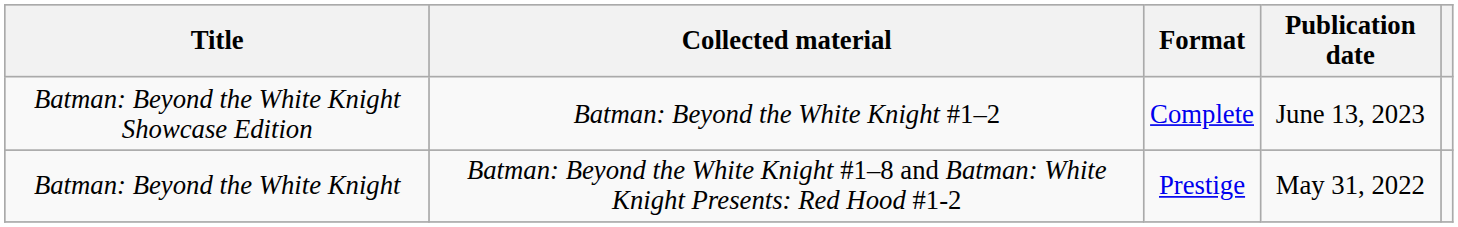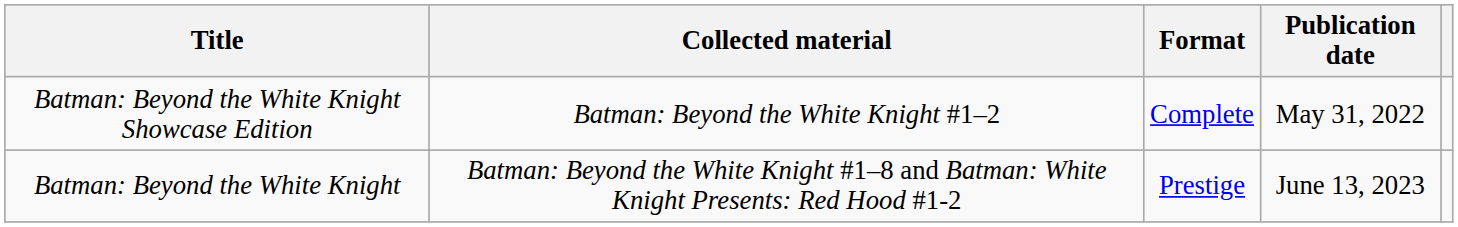(1350, 113) June 13, 2023 -> (1350, 113) May 31, 2022
(1350, 185) May 31, 2022 -> (1350, 185) June 13, 2023
